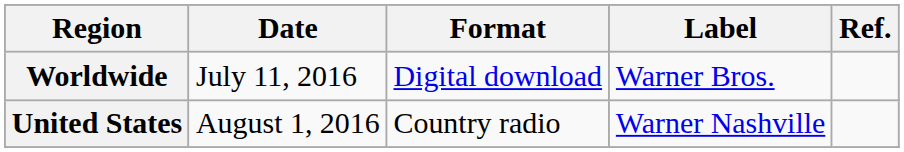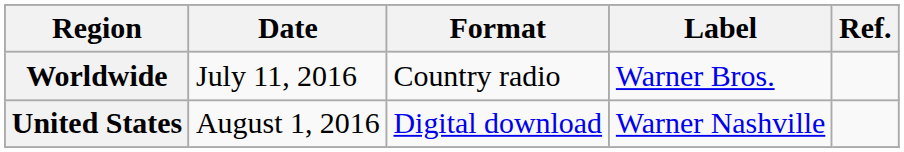(498, 75) Digital download -> (477, 75) Country radio
(477, 123) Country radio -> (498, 123) Digital download
